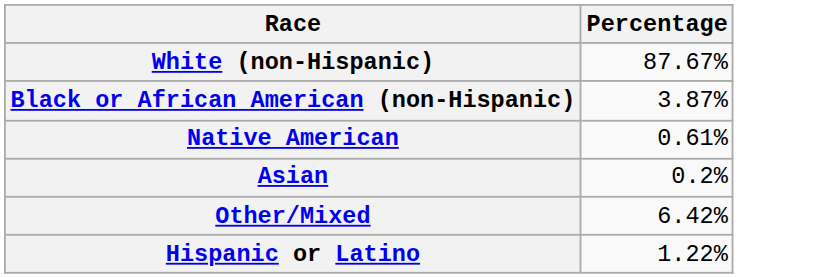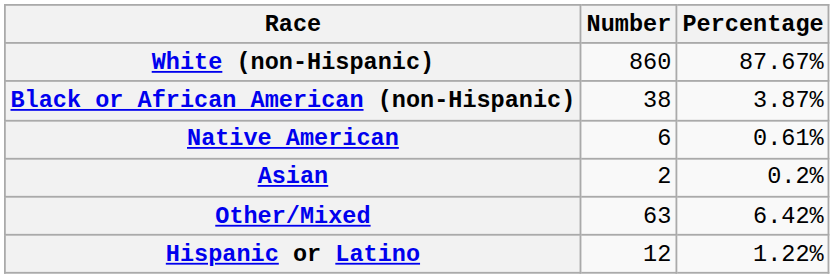+ column: (629, 24)
